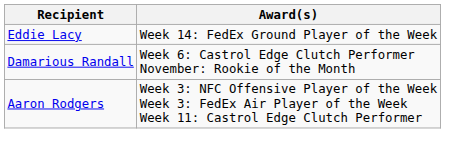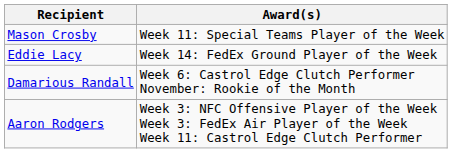+ row: (52, 35)
